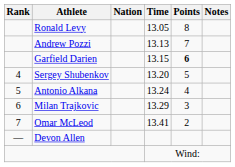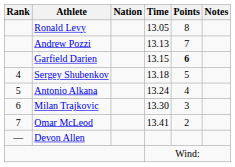(158, 75) 13.20 -> (158, 75) 13.18
(158, 106) 13.29 -> (158, 106) 13.30
